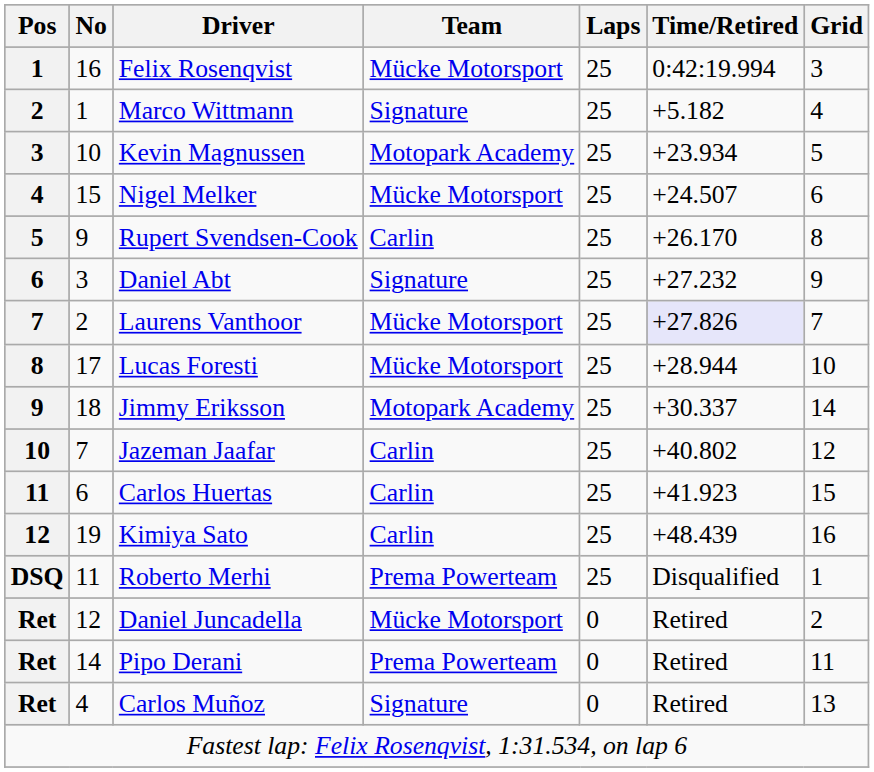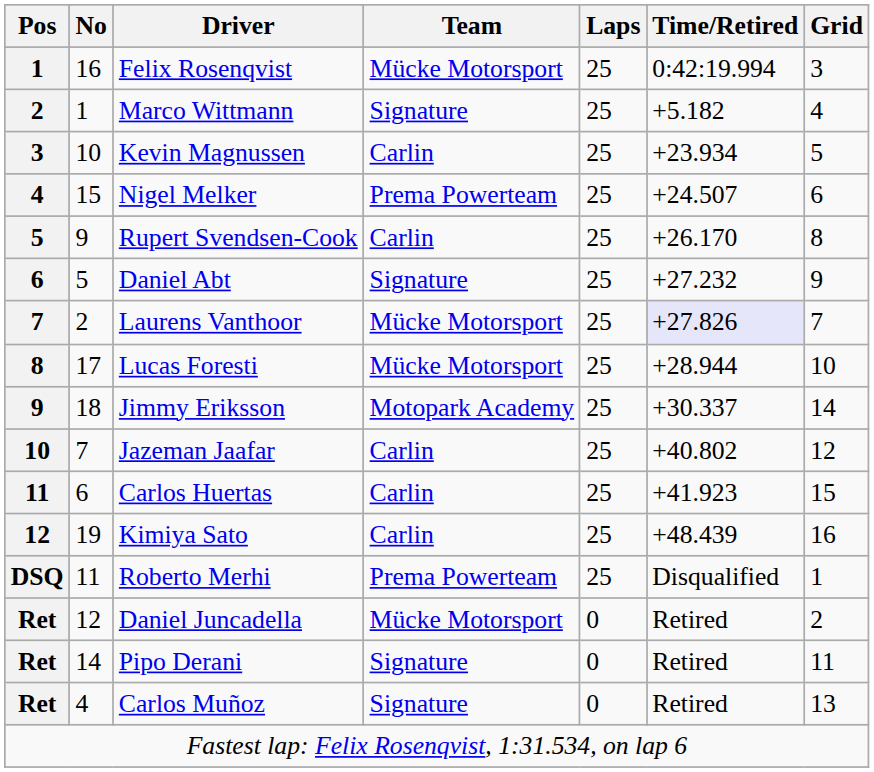(472, 152) Motopark Academy -> (402, 152) Carlin
(466, 195) Mücke Motorsport -> (463, 195) Prema Powerteam
(82, 279) 3 -> (82, 279) 5
(463, 661) Prema Powerteam -> (419, 661) Signature
